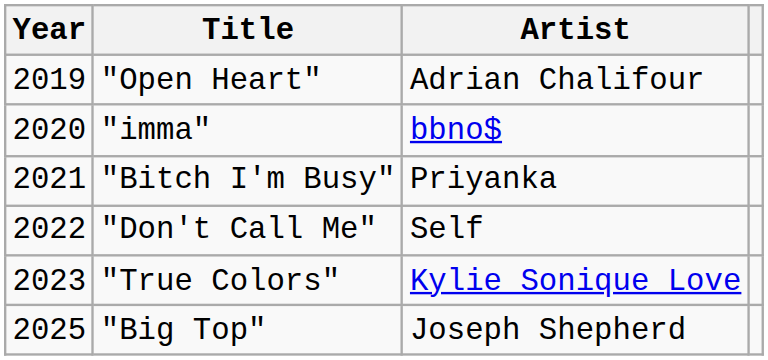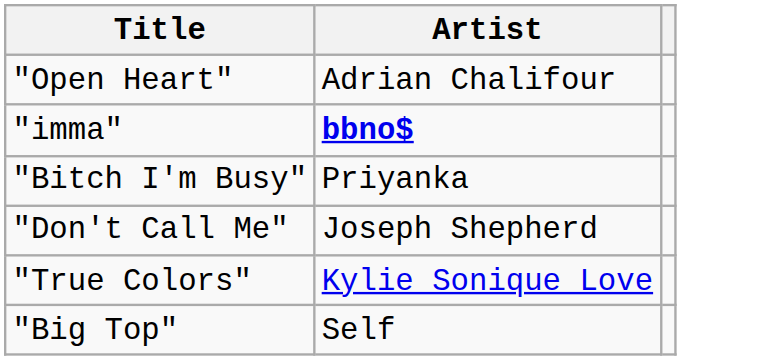- column: (49, 30)
(456, 130) normal -> (368, 130) bold
(447, 230) Self -> (460, 230) Joseph Shepherd
(548, 330) Joseph Shepherd -> (359, 330) Self
